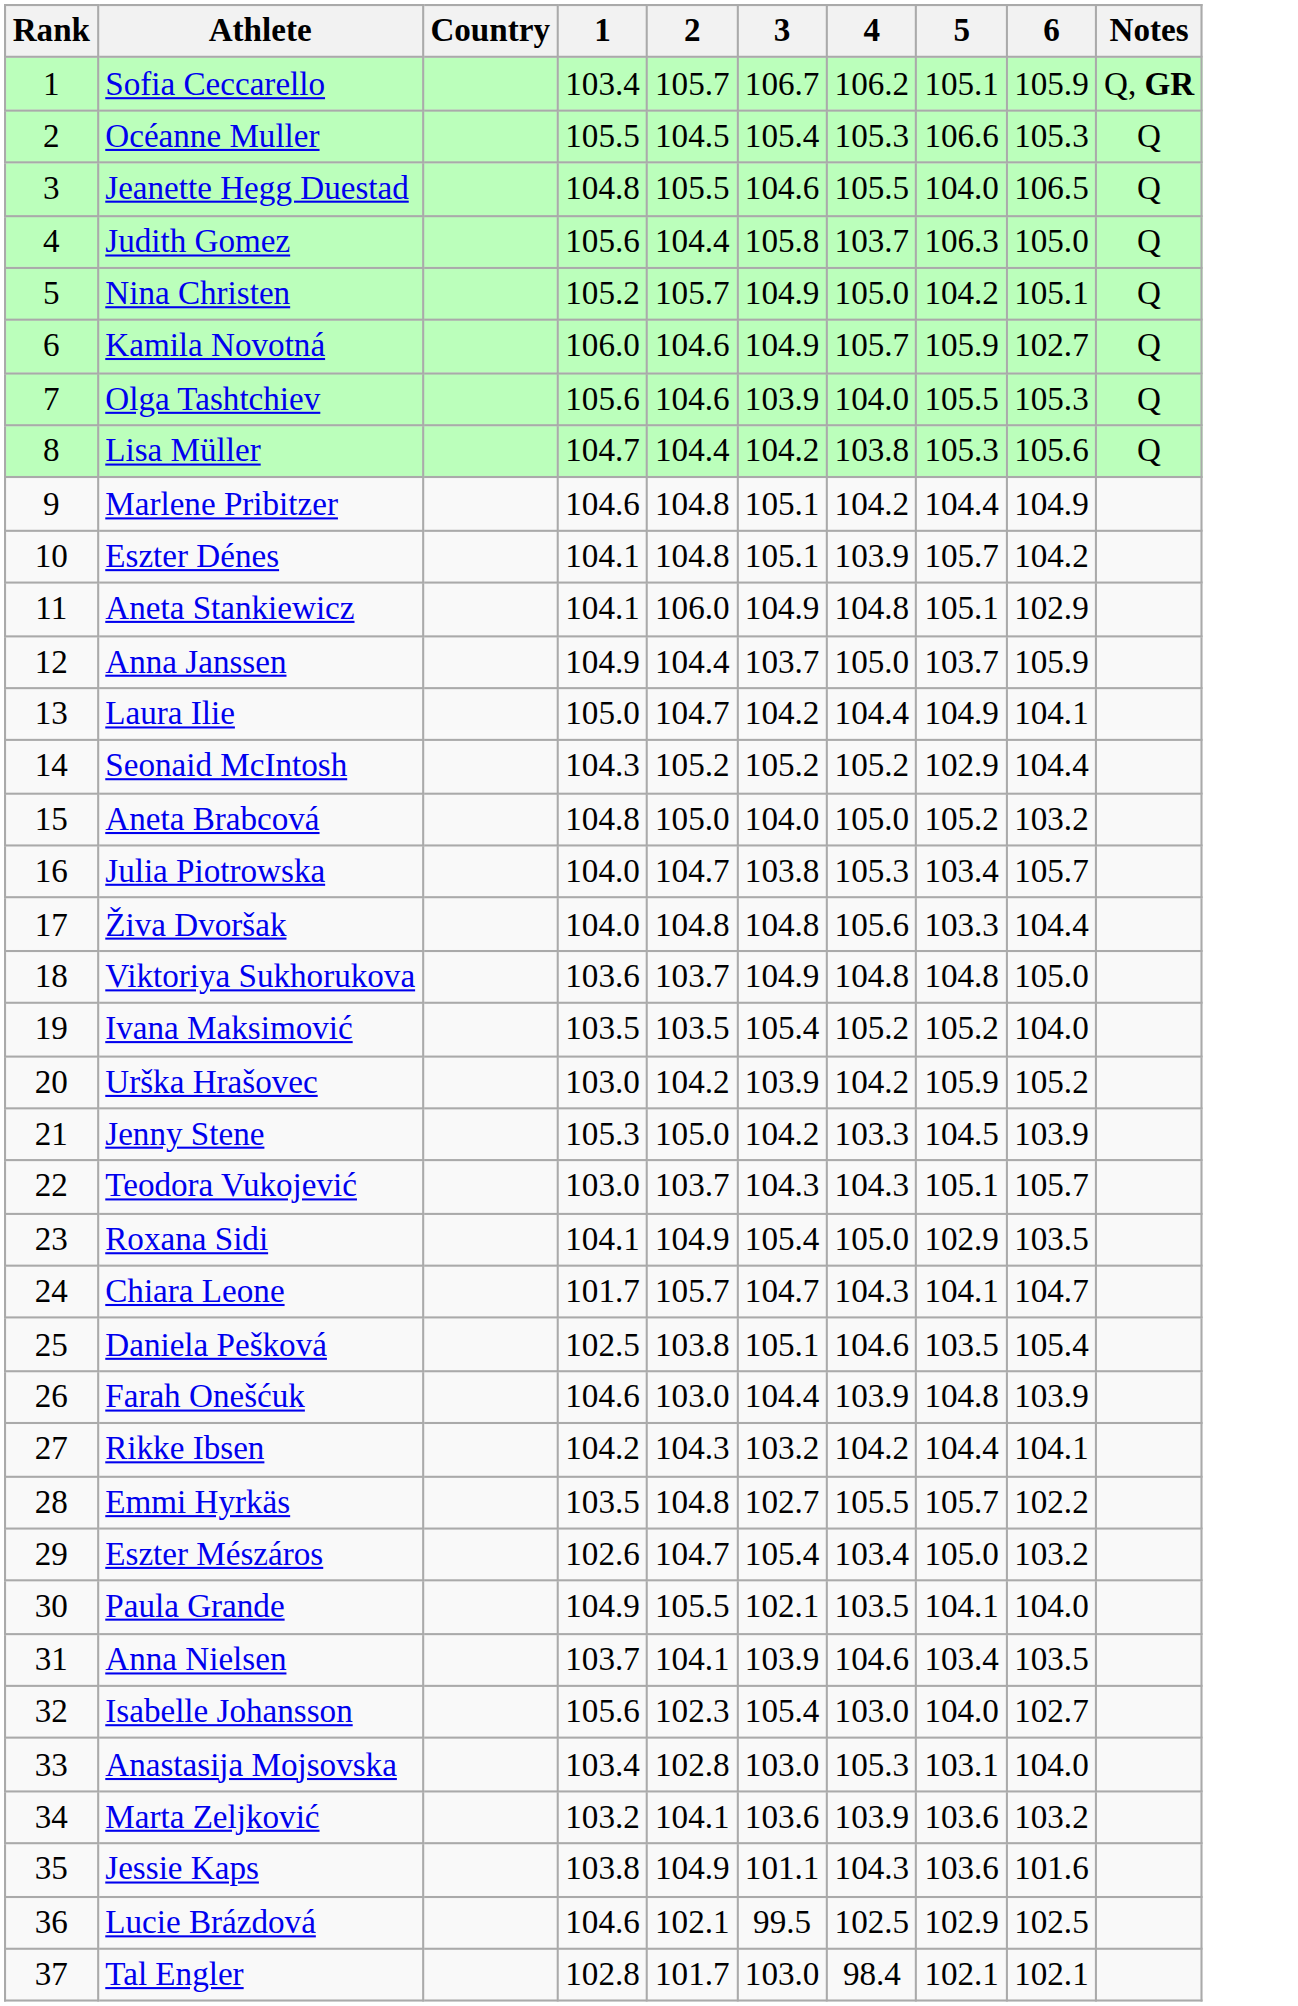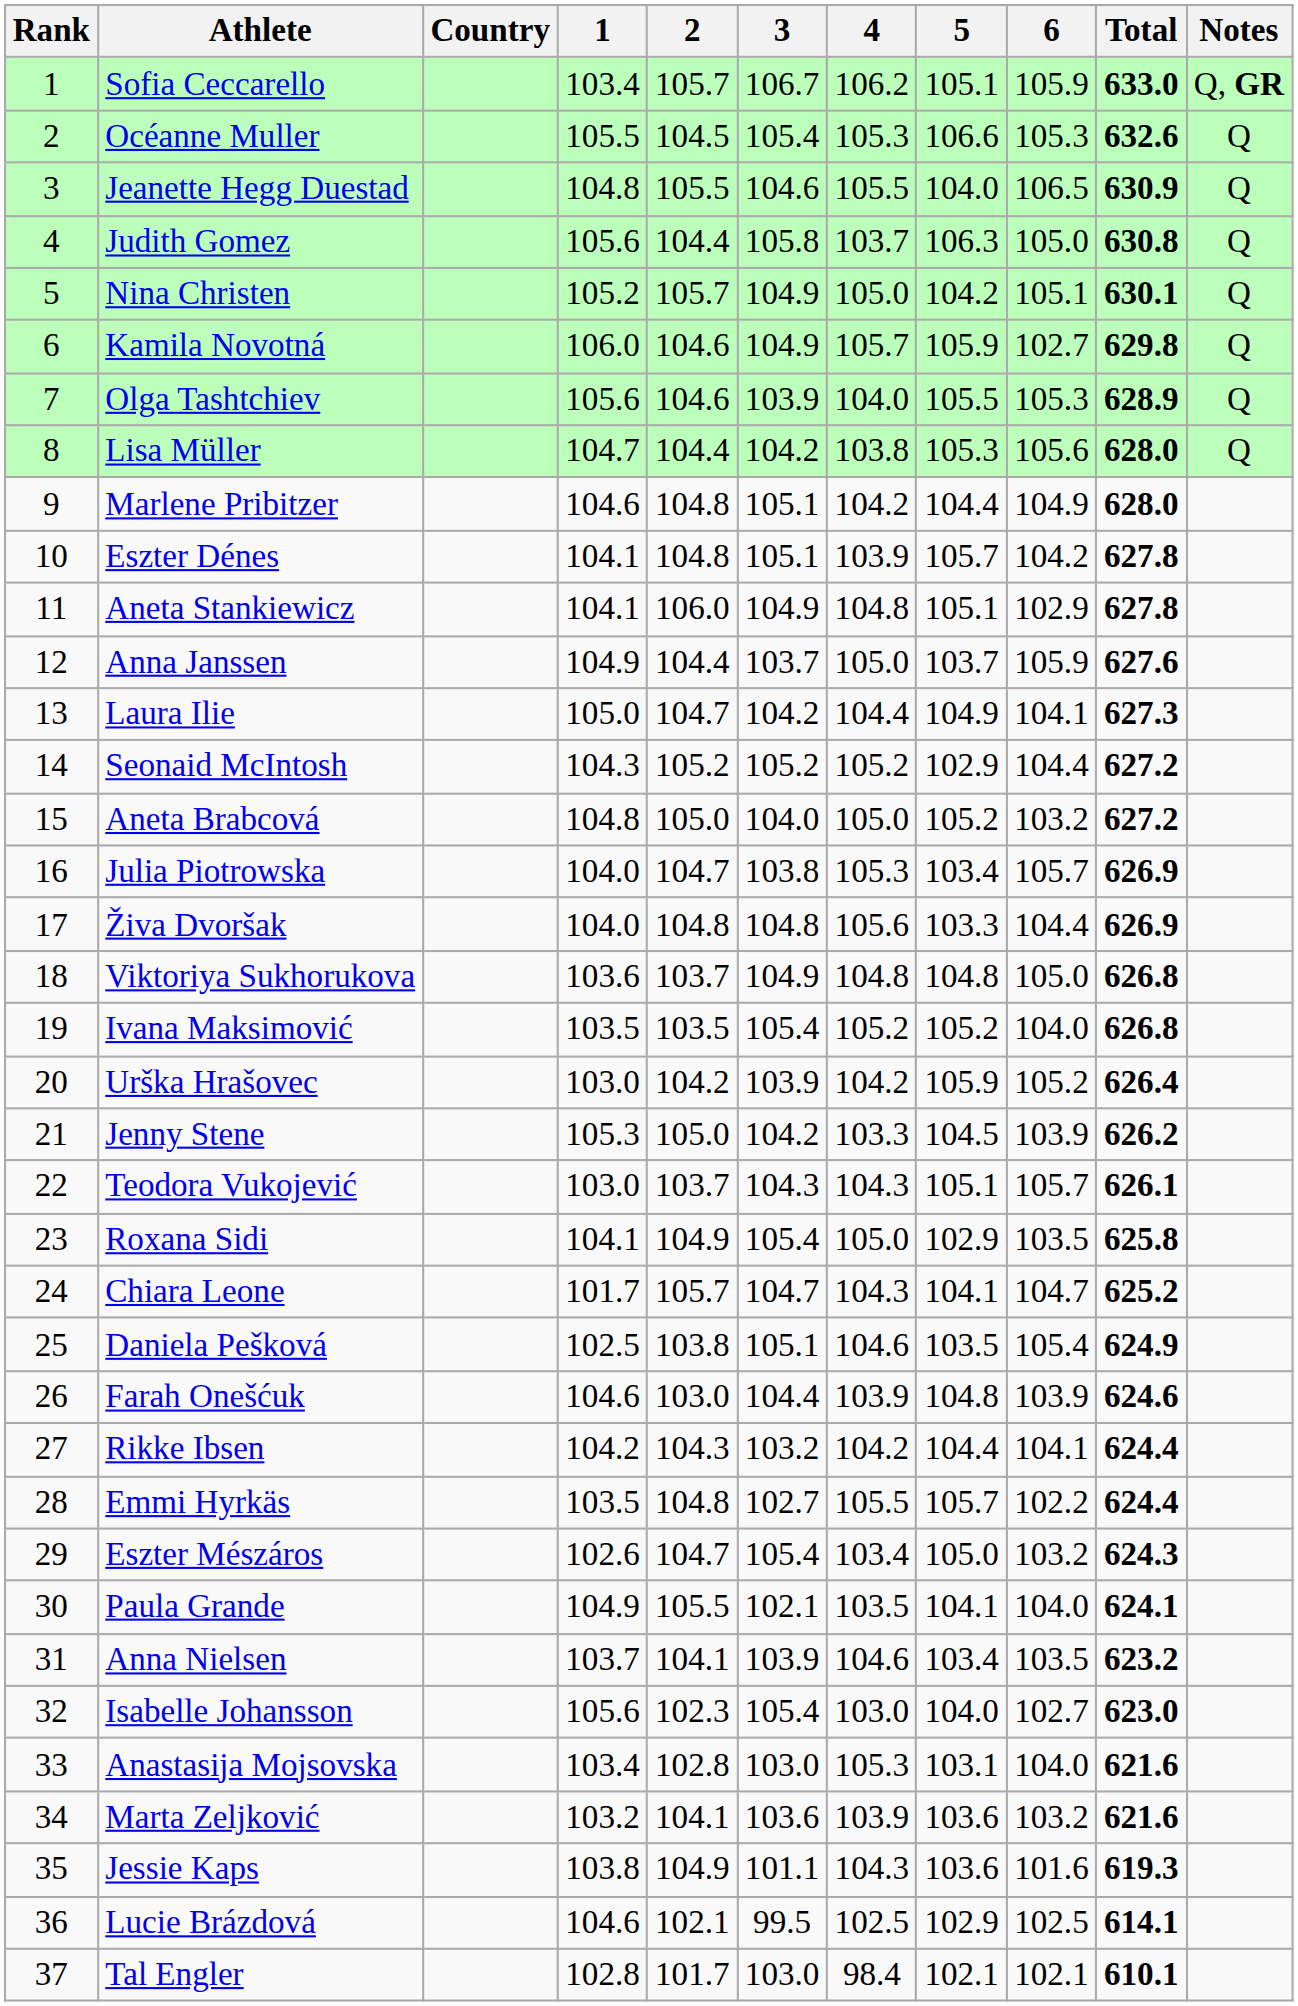+ column: (1141, 30)
